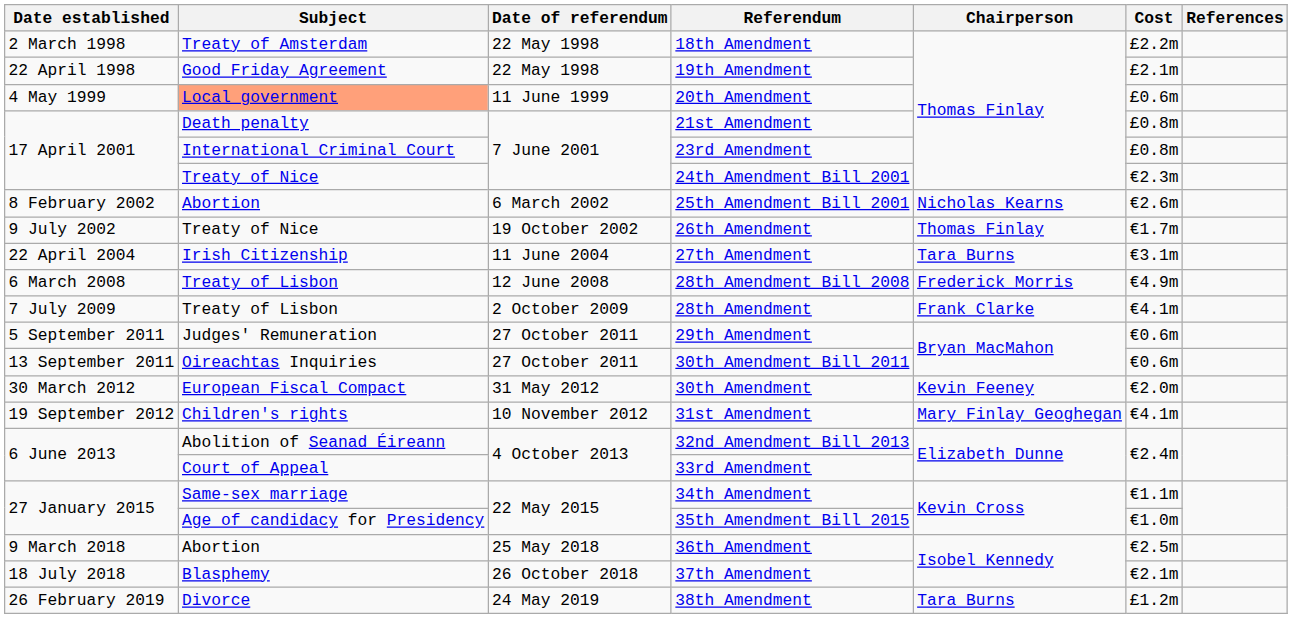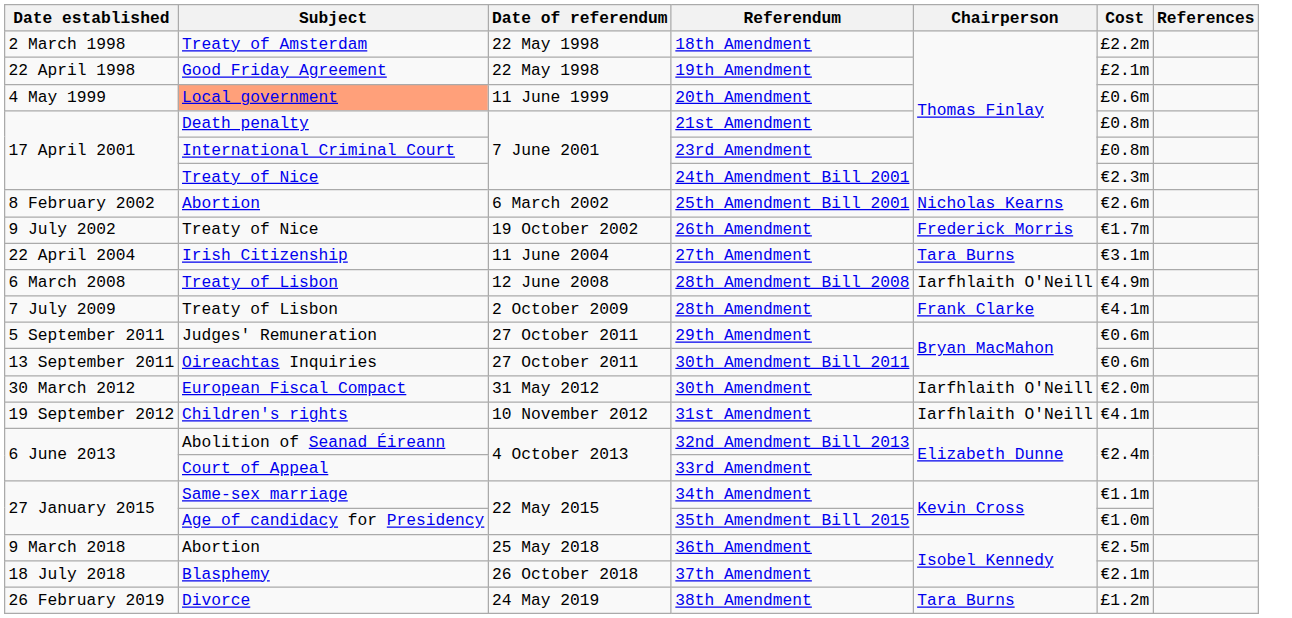(981, 230) Thomas Finlay -> (995, 230) Frederick Morris
(995, 283) Frederick Morris -> (1005, 283) Iarfhlaith O'Neill
(976, 389) Kevin Feeney -> (1005, 389) Iarfhlaith O'Neill
(1020, 415) Mary Finlay Geoghegan -> (1005, 415) Iarfhlaith O'Neill
